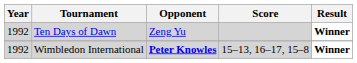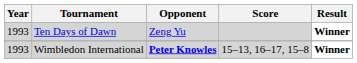(18, 31) 1992 -> (18, 31) 1993
(18, 50) 1992 -> (18, 50) 1993
